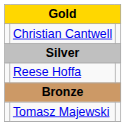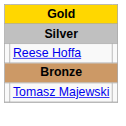- row: (63, 33)
